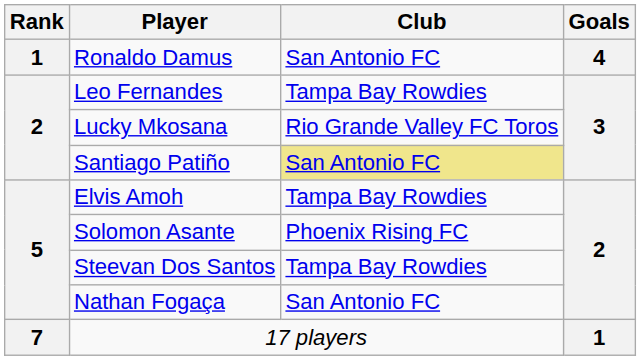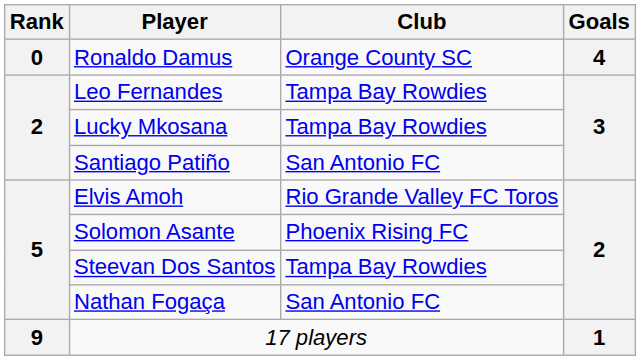(37, 57) 1 -> (37, 57) 0
(363, 57) San Antonio FC -> (379, 57) Orange County SC
(422, 127) Rio Grande Valley FC Toros -> (386, 127) Tampa Bay Rowdies
(363, 162) khaki background -> (363, 162) no background
(386, 197) Tampa Bay Rowdies -> (422, 197) Rio Grande Valley FC Toros
(37, 337) 7 -> (37, 337) 9
